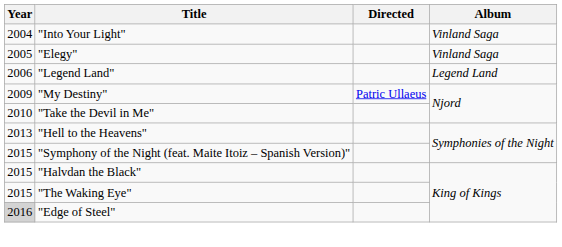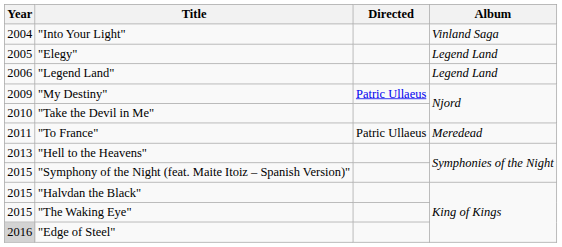(465, 53) Vinland Saga -> (465, 53) Legend Land
+ row: (68, 133)
